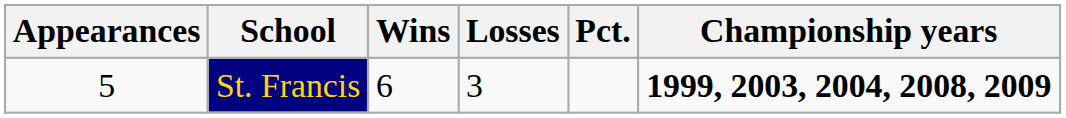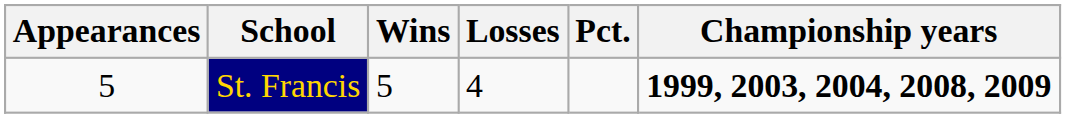(384, 84) 6 -> (384, 84) 5
(474, 84) 3 -> (474, 84) 4
